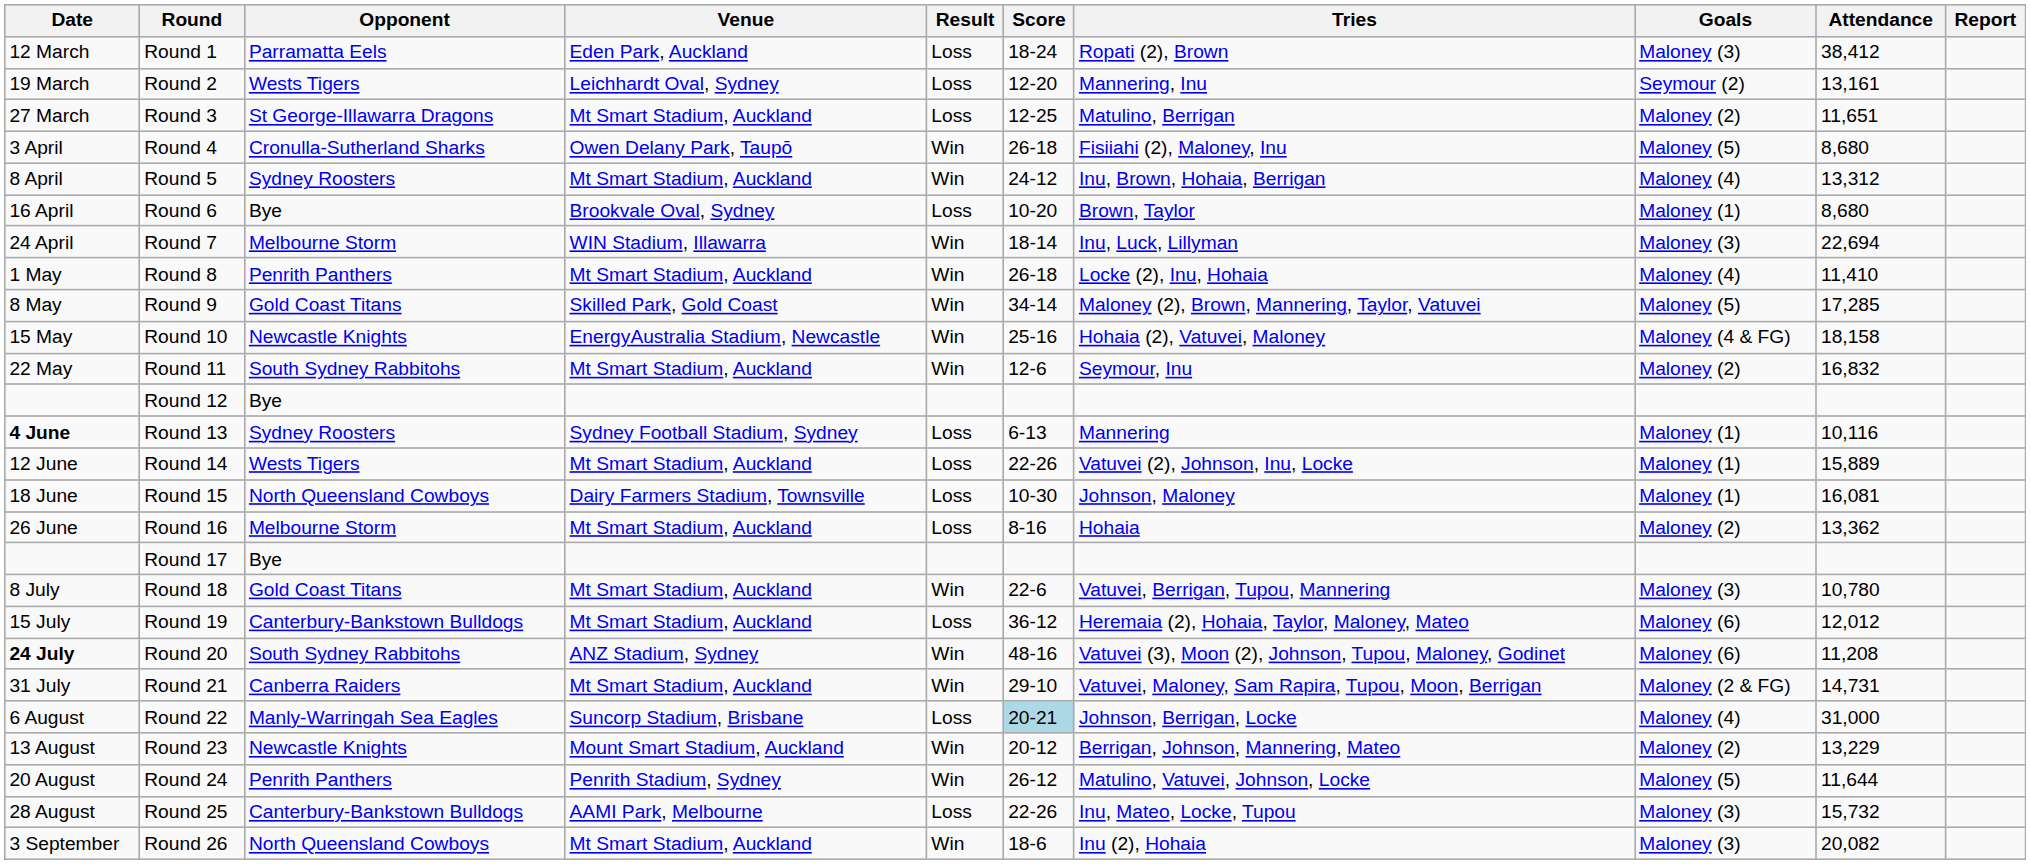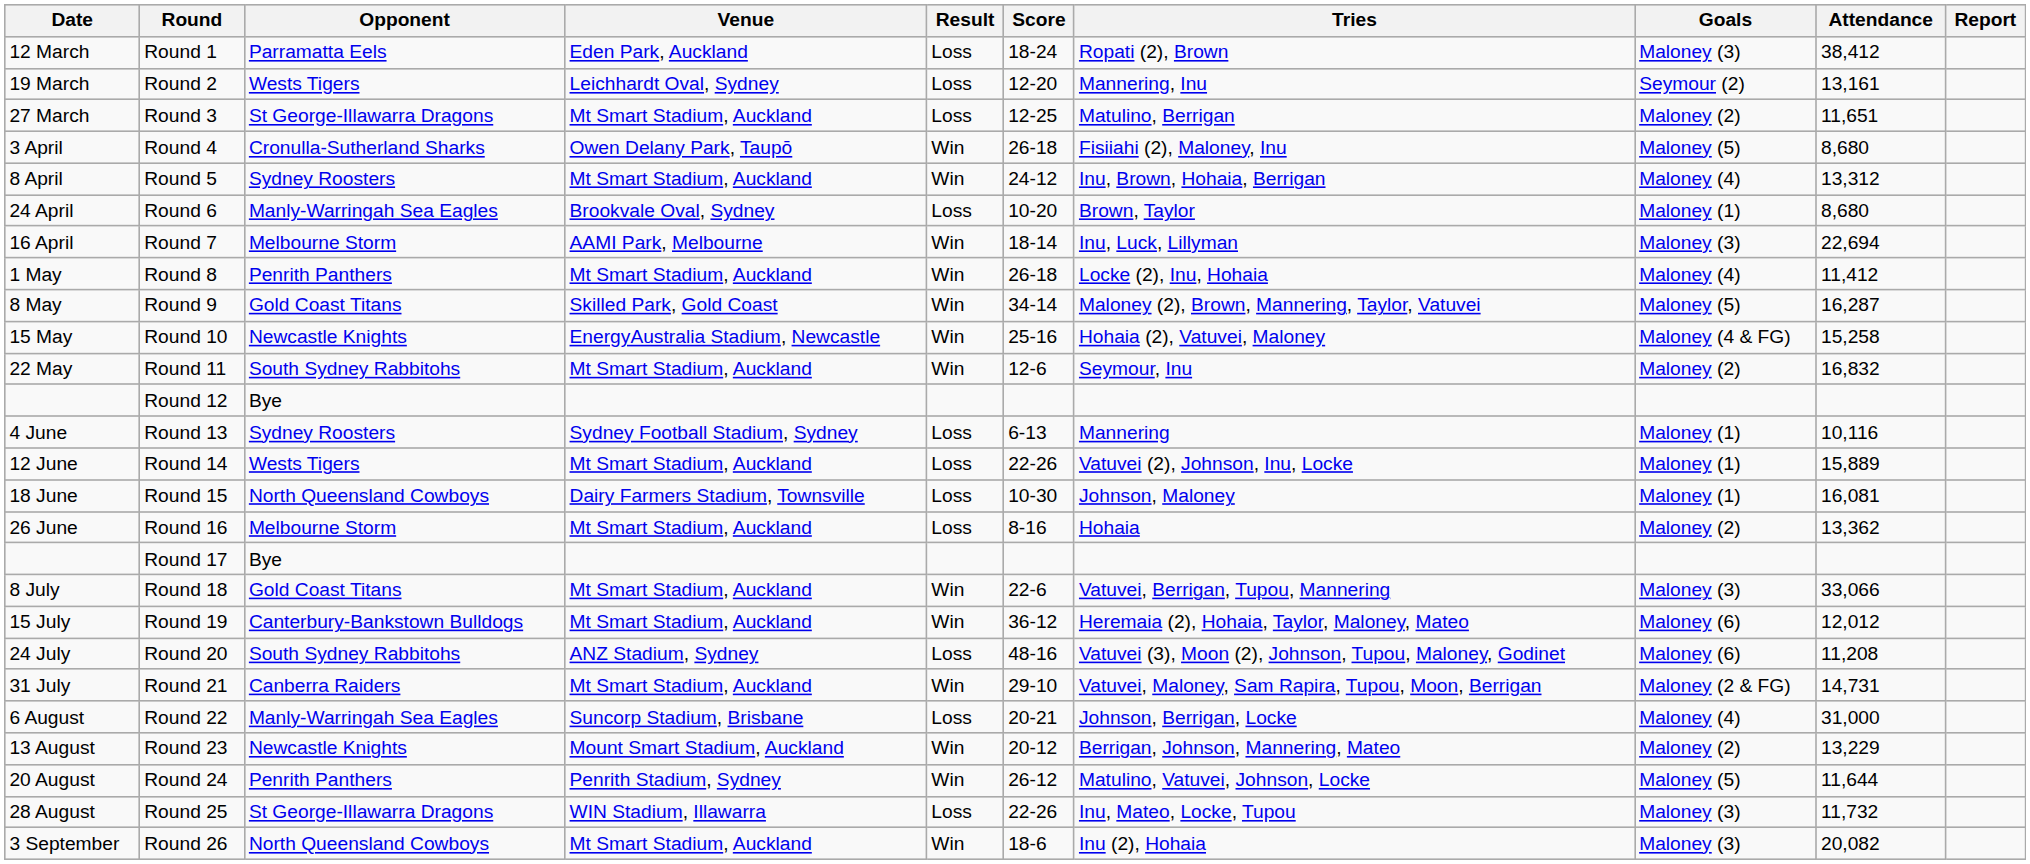(41, 211) 16 April -> (41, 211) 24 April
(265, 211) Bye -> (373, 211) Manly-Warringah Sea Eagles
(41, 242) 24 April -> (41, 242) 16 April
(668, 242) WIN Stadium, Illawarra -> (666, 242) AAMI Park, Melbourne
(1850, 274) 11,410 -> (1850, 274) 11,412
(1850, 305) 17,285 -> (1850, 305) 16,287
(1850, 337) 18,158 -> (1850, 337) 15,258
(40, 432) bold -> (38, 432) normal
(1850, 590) 10,780 -> (1850, 590) 33,066
(952, 622) Loss -> (948, 622) Win
(42, 654) bold -> (40, 654) normal
(948, 654) Win -> (952, 654) Loss
(1033, 717) lightblue background -> (1033, 717) no background
(386, 812) Canterbury-Bankstown Bulldogs -> (371, 812) St George-Illawarra Dragons
(666, 812) AAMI Park, Melbourne -> (668, 812) WIN Stadium, Illawarra
(1850, 812) 15,732 -> (1850, 812) 11,732
